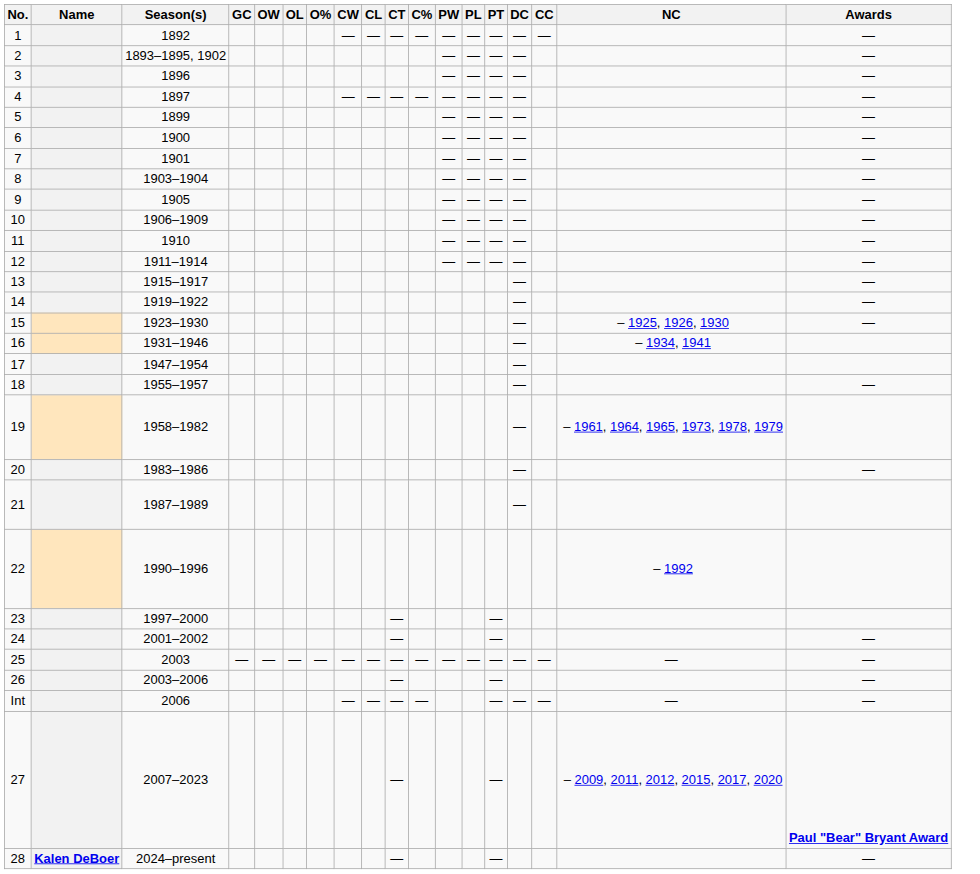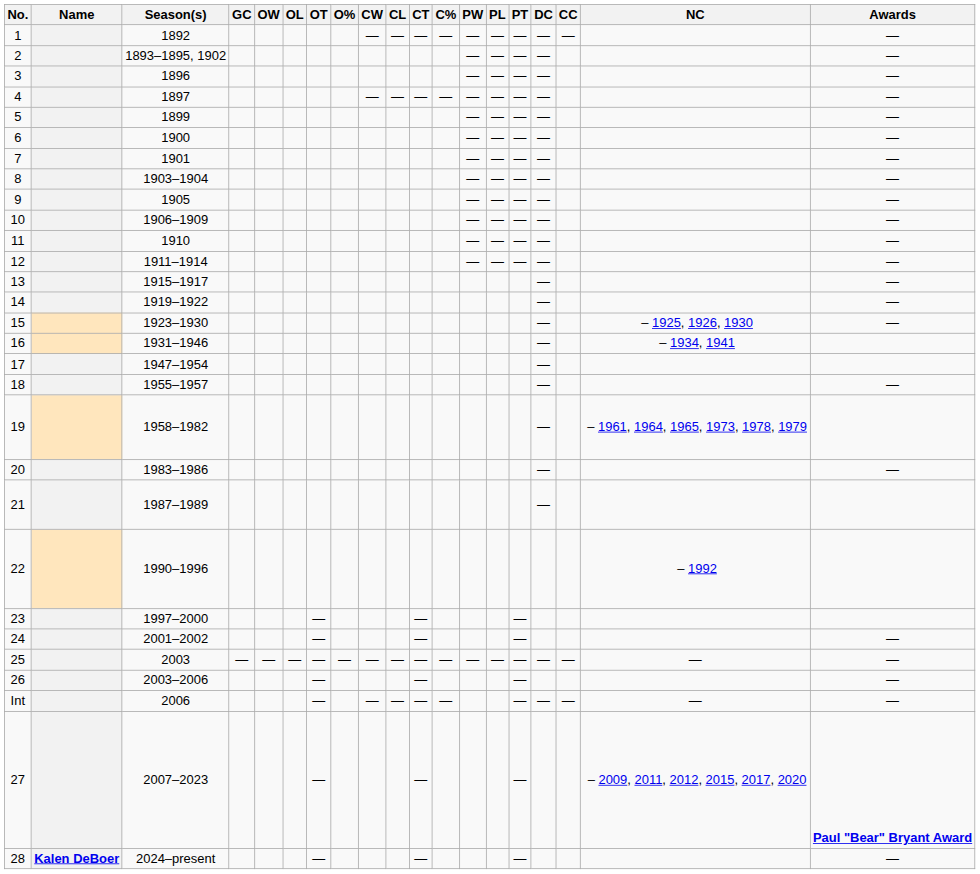+ column: (319, 14)
